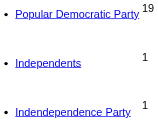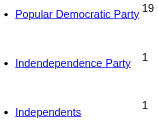rows swapped: (64, 112) <-> (64, 63)
